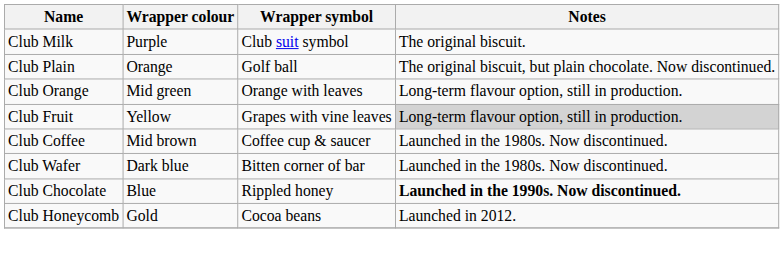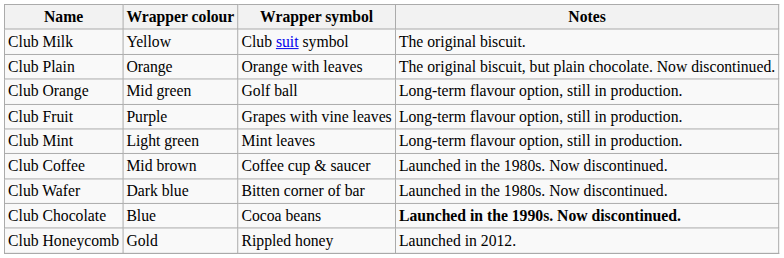(147, 41) Purple -> (149, 41) Yellow
(270, 66) Golf ball -> (302, 66) Orange with leaves
(302, 91) Orange with leaves -> (270, 91) Golf ball
(149, 116) Yellow -> (147, 116) Purple
(541, 116) lightgrey background -> (541, 116) no background
+ row: (41, 141)
(287, 191) Rippled honey -> (281, 215) Cocoa beans
(281, 215) Cocoa beans -> (287, 240) Rippled honey
